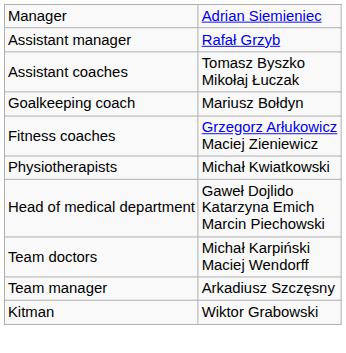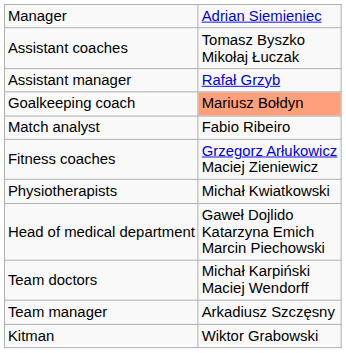rows swapped: (70, 39) <-> (68, 71)
(253, 103) no background -> (253, 103) lightsalmon background
+ row: (54, 127)
